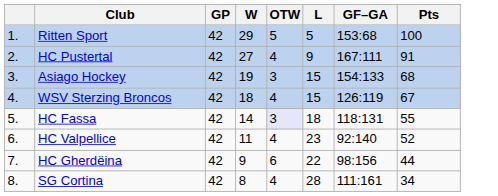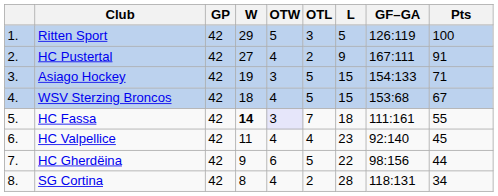+ column: (319, 14)
(357, 35) 153:68 -> (392, 35) 126:119
(407, 77) 68 -> (440, 77) 71
(360, 98) 126:119 -> (389, 98) 153:68
(246, 118) normal -> (246, 118) bold
(360, 118) 118:131 -> (392, 118) 111:161
(407, 139) 52 -> (440, 139) 45
(359, 181) 111:161 -> (392, 181) 118:131
